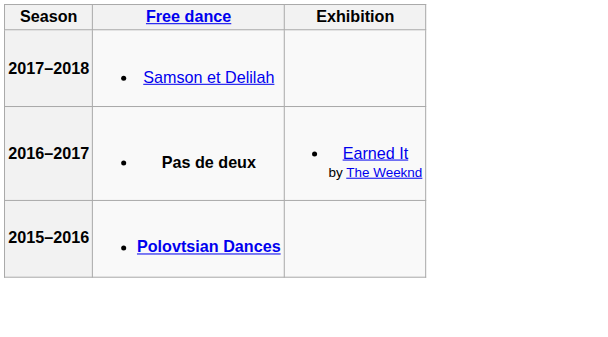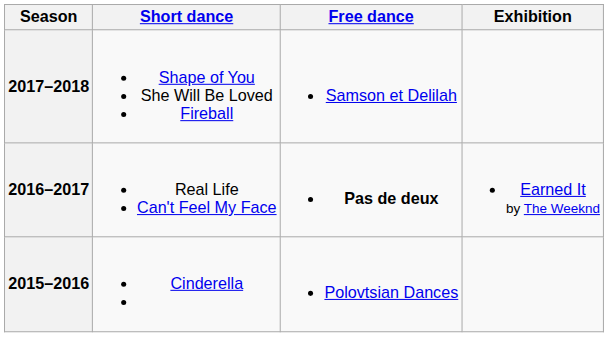+ column: (187, 17)
(189, 248) bold -> (371, 293) normal
